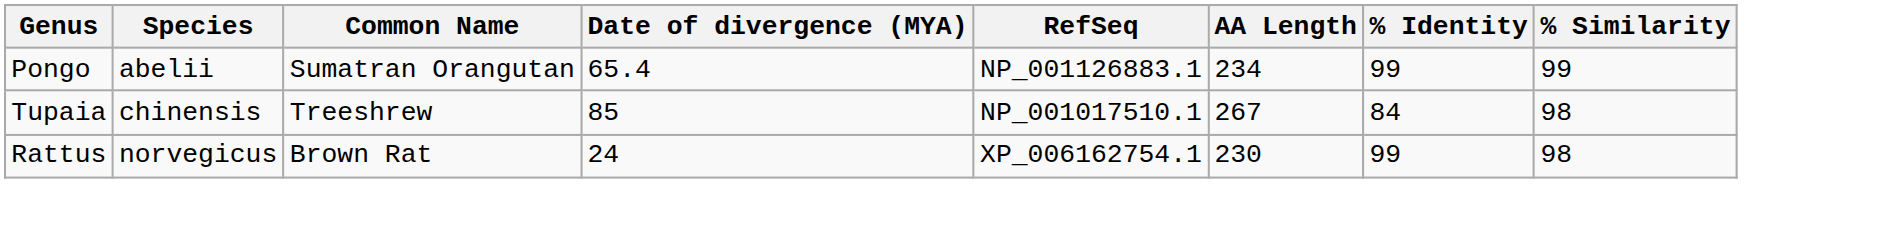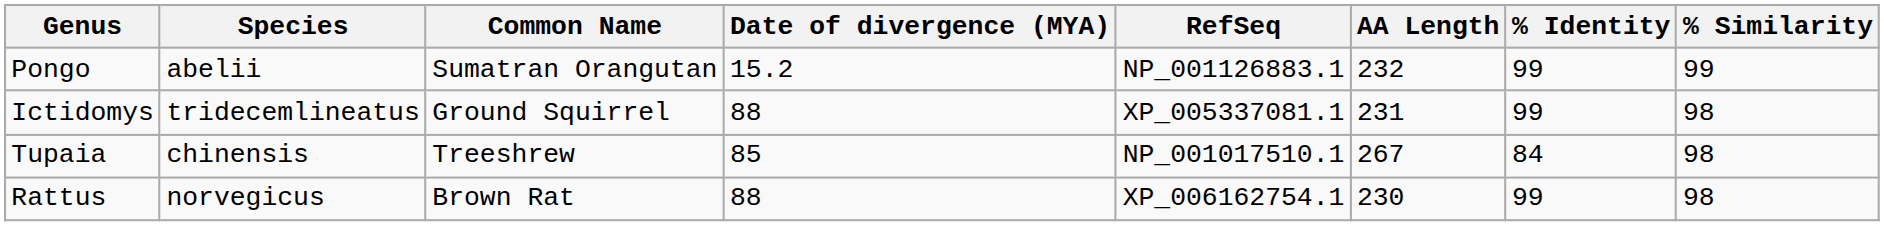(619, 70) 65.4 -> (762, 70) 15.2
(1238, 70) 234 -> (1381, 70) 232
+ row: (83, 113)
(603, 156) 24 -> (746, 199) 88
